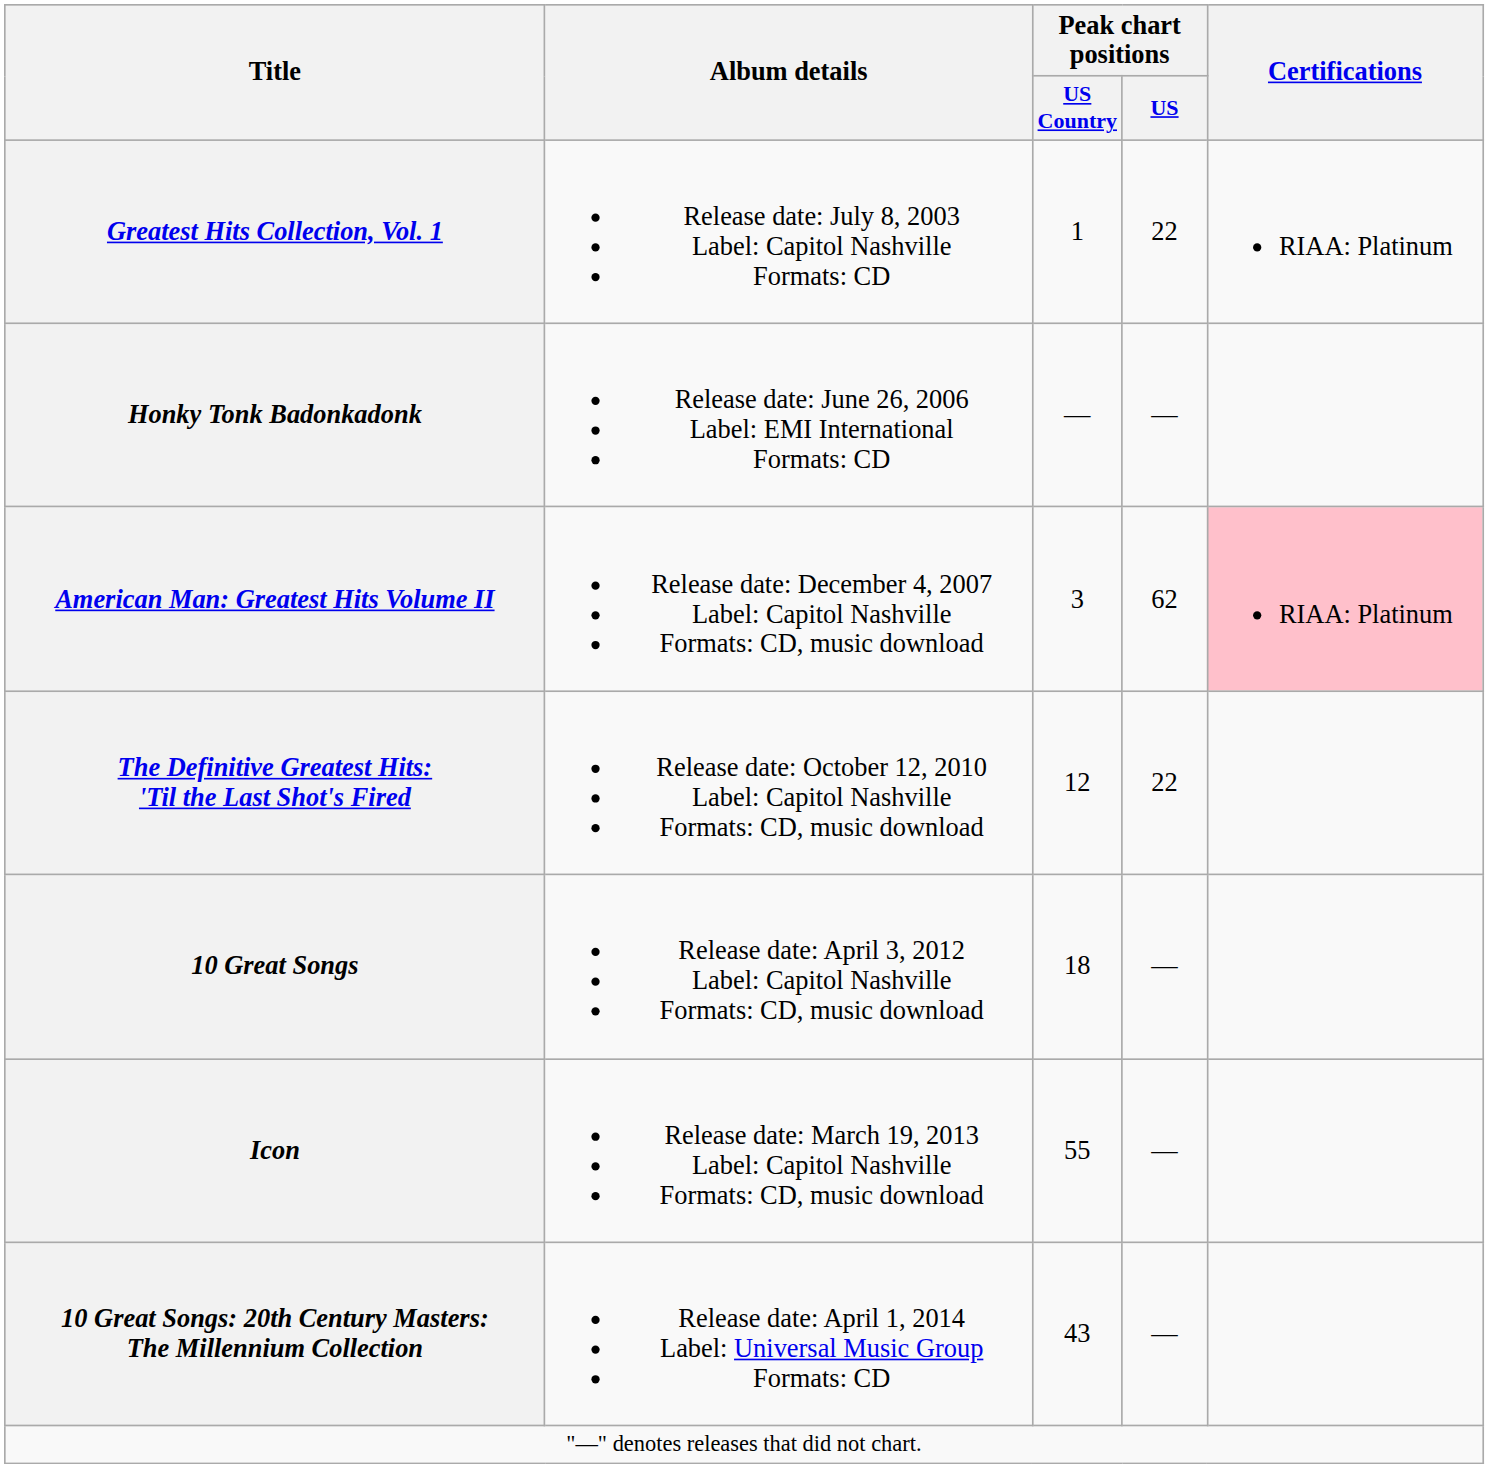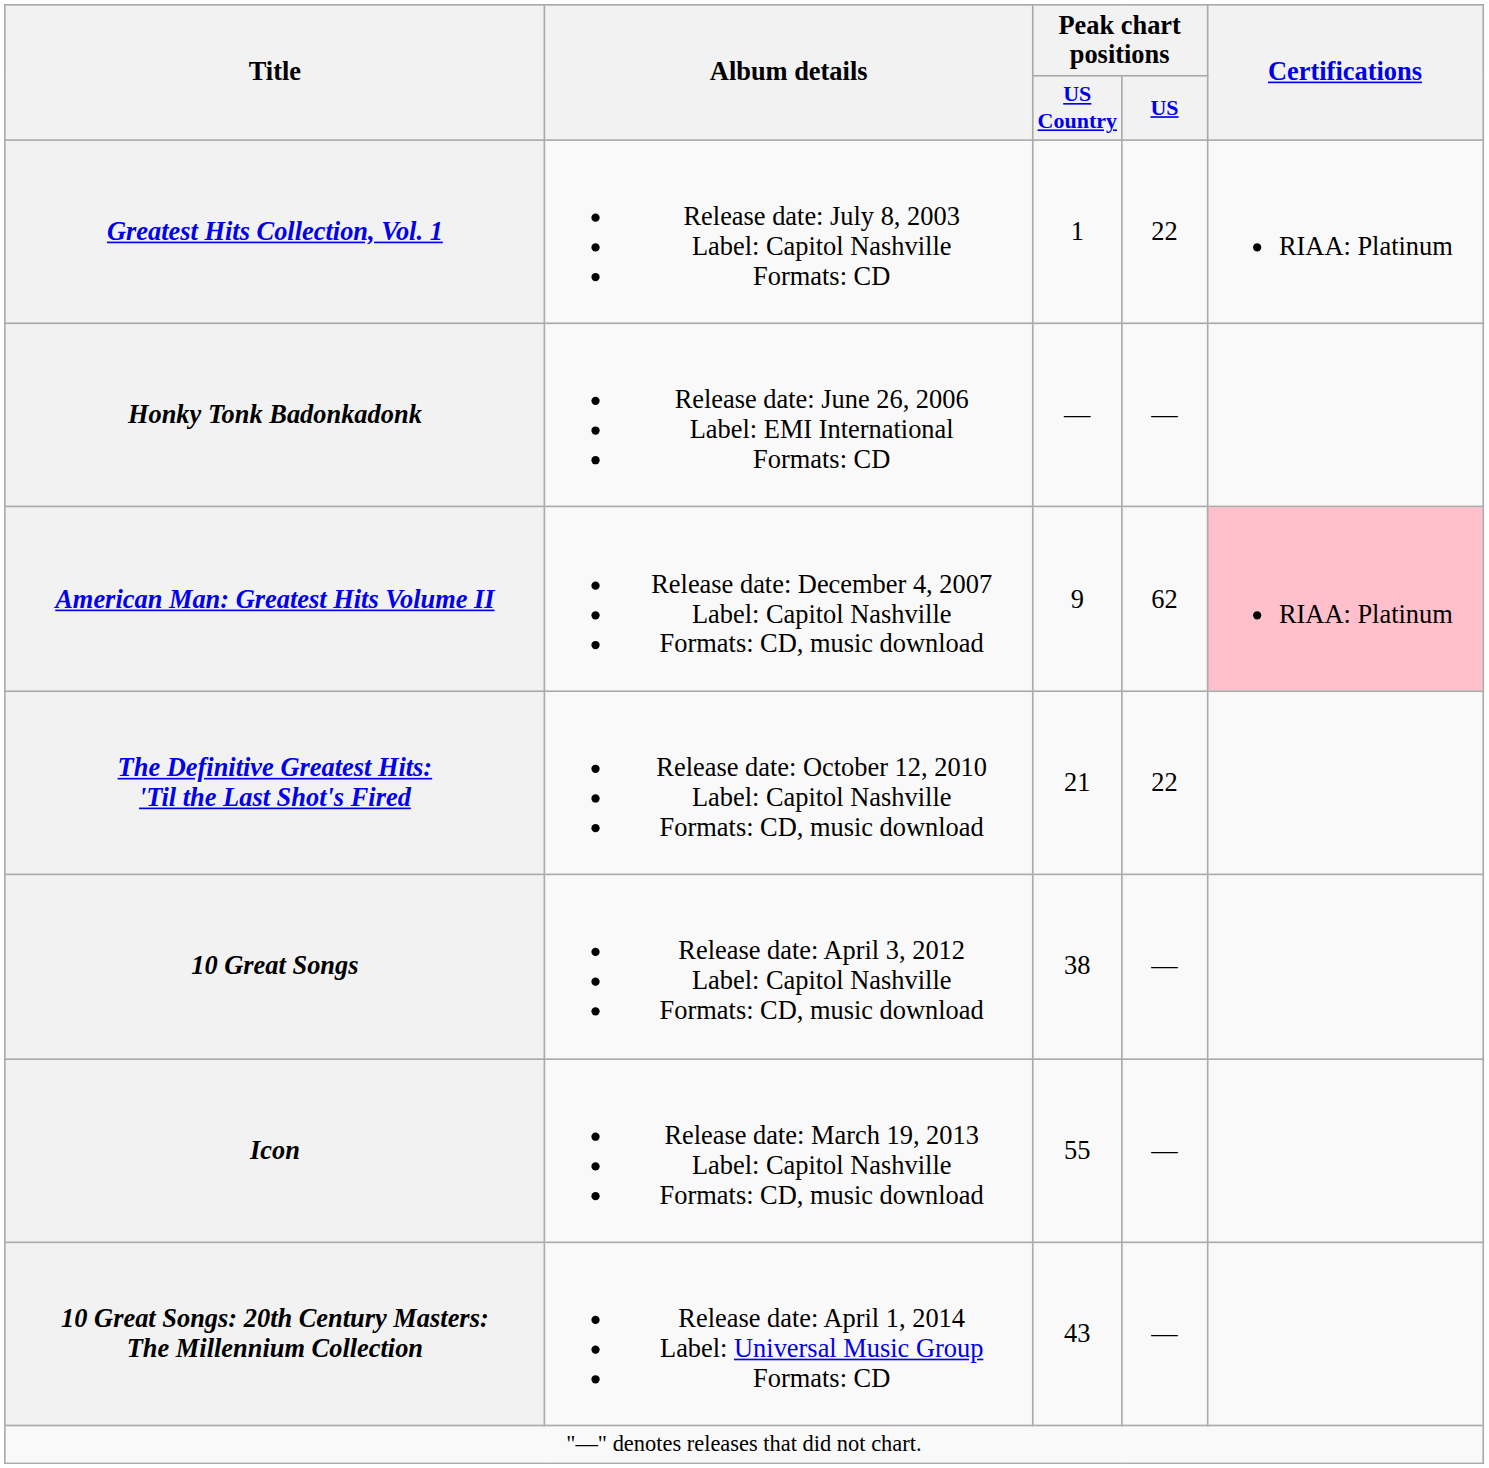(1077, 598) 3 -> (1077, 598) 9
(1077, 782) 12 -> (1077, 782) 21
(1077, 966) 18 -> (1077, 966) 38
